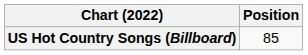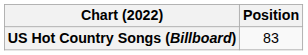(271, 38) 85 -> (271, 38) 83
